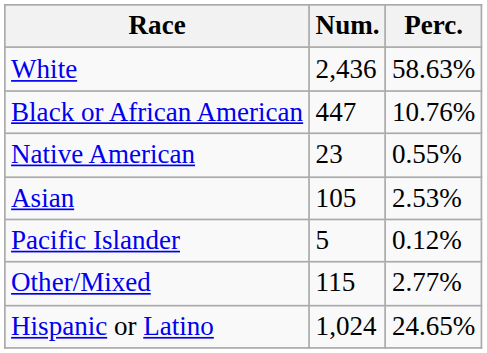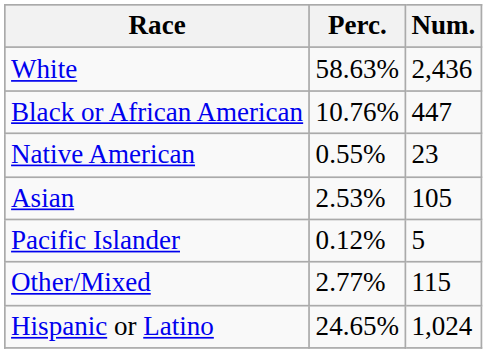columns swapped: (348, 25) <-> (434, 25)
